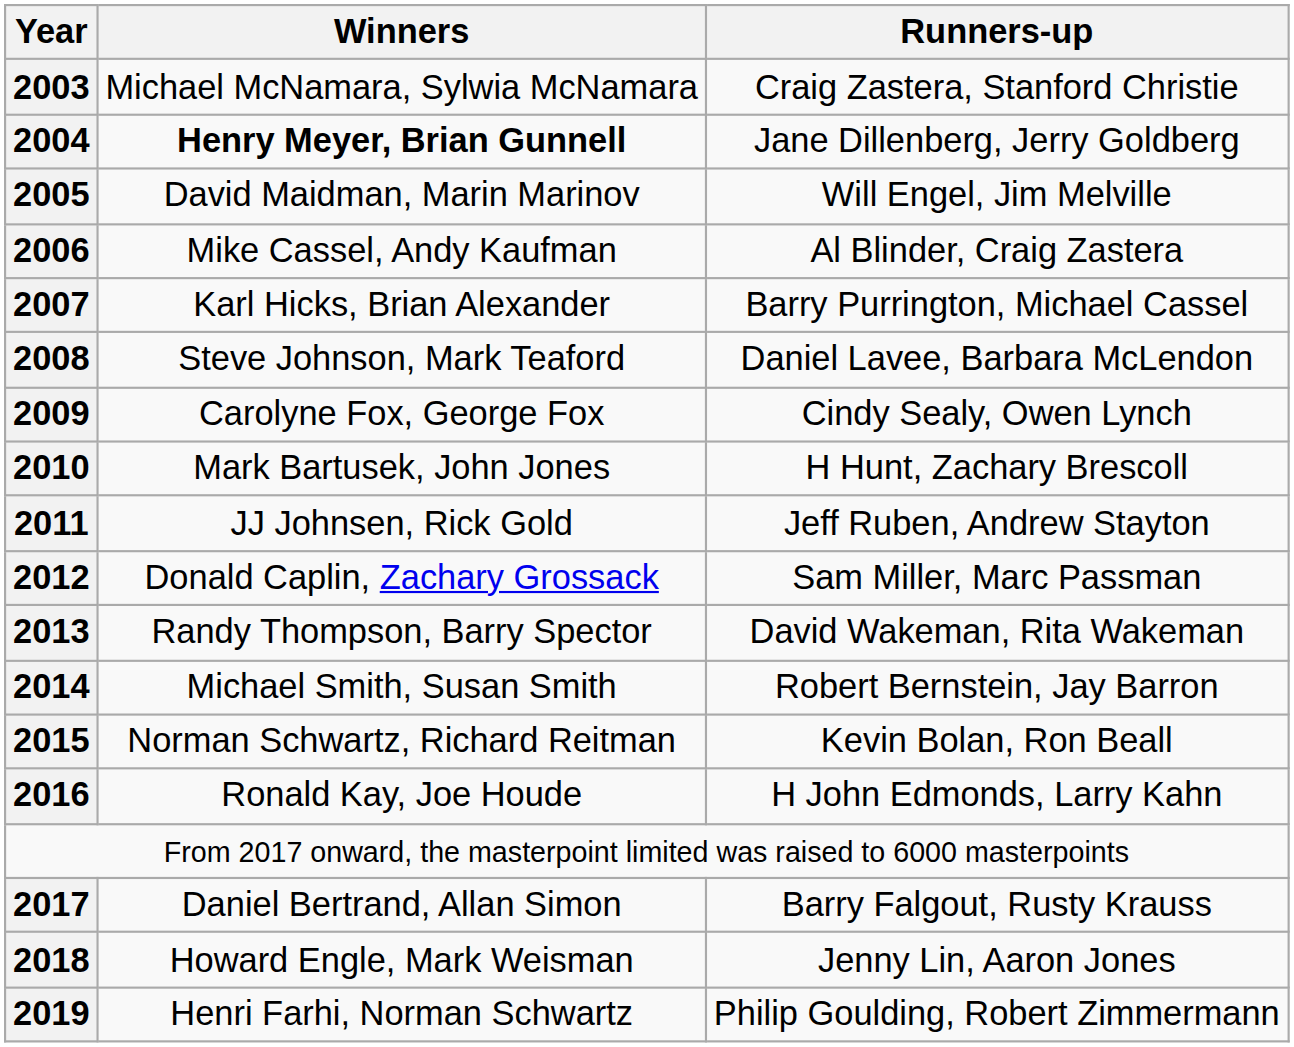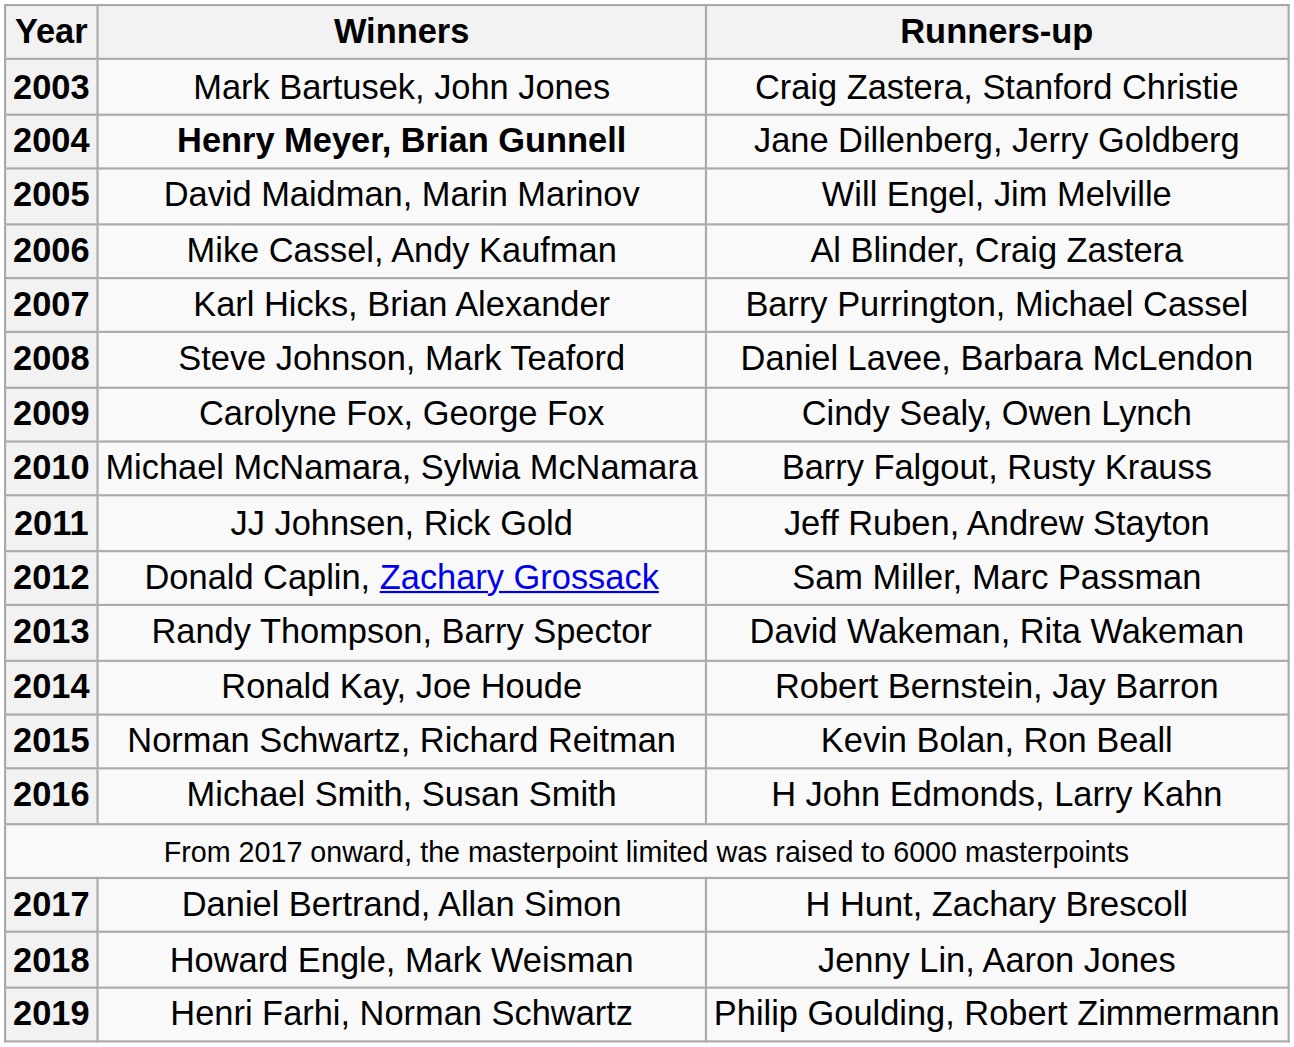(402, 86) Michael McNamara, Sylwia McNamara -> (402, 86) Mark Bartusek, John Jones
(402, 468) Mark Bartusek, John Jones -> (402, 468) Michael McNamara, Sylwia McNamara
(997, 468) H Hunt, Zachary Brescoll -> (997, 468) Barry Falgout, Rusty Krauss
(402, 686) Michael Smith, Susan Smith -> (402, 686) Ronald Kay, Joe Houde
(402, 795) Ronald Kay, Joe Houde -> (402, 795) Michael Smith, Susan Smith
(997, 904) Barry Falgout, Rusty Krauss -> (997, 904) H Hunt, Zachary Brescoll
